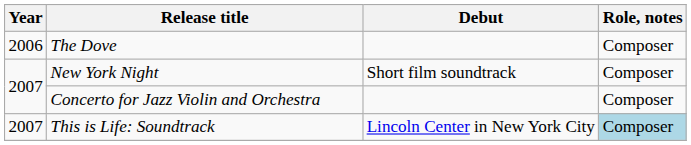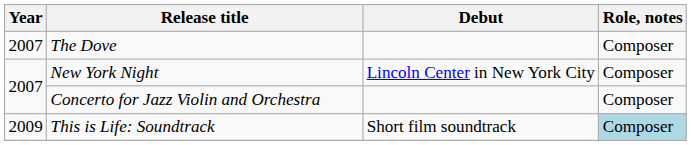(26, 45) 2006 -> (26, 45) 2007
(441, 72) Short film soundtrack -> (481, 72) Lincoln Center in New York City
(26, 126) 2007 -> (26, 126) 2009
(481, 126) Lincoln Center in New York City -> (441, 126) Short film soundtrack
